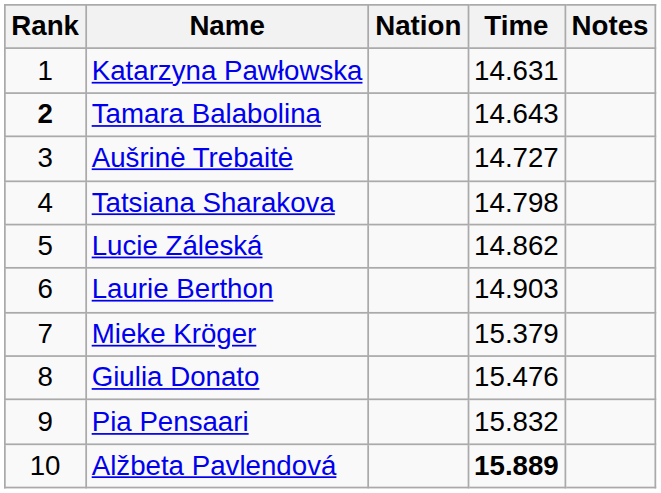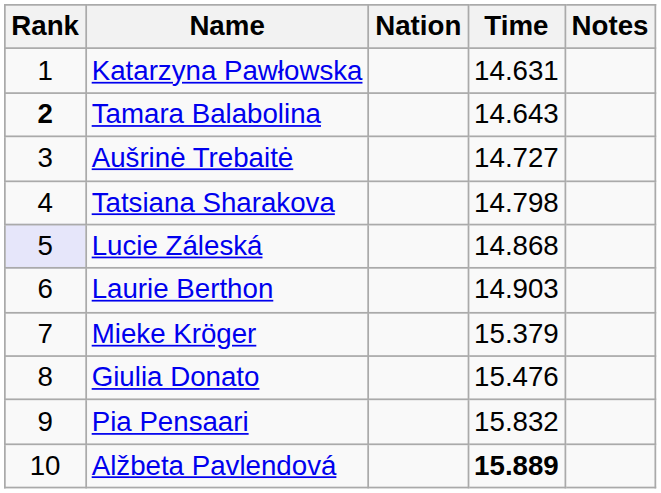(45, 245) no background -> (45, 245) lavender background
(516, 245) 14.862 -> (516, 245) 14.868
